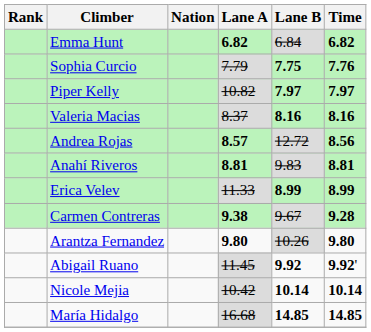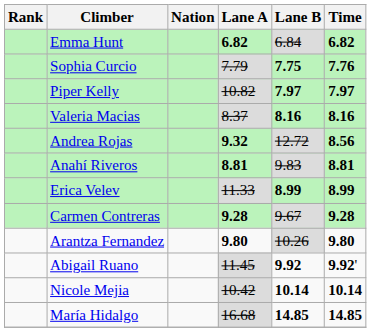(235, 141) 8.57 -> (235, 141) 9.32
(235, 215) 9.38 -> (235, 215) 9.28
